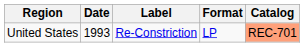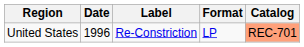(97, 32) 1993 -> (97, 32) 1996
